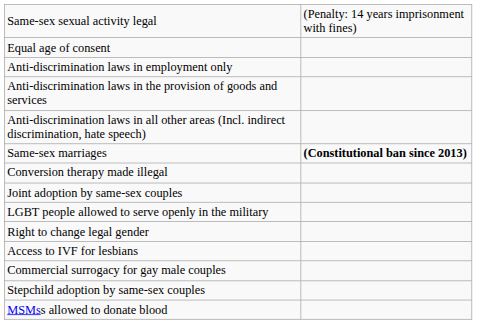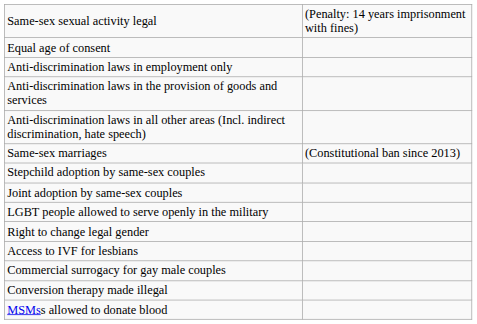(385, 153) bold -> (382, 153) normal
rows swapped: (106, 290) <-> (87, 173)
